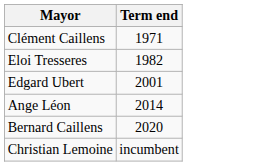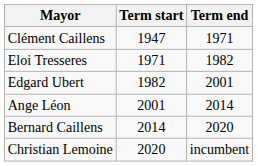+ column: (151, 15)
